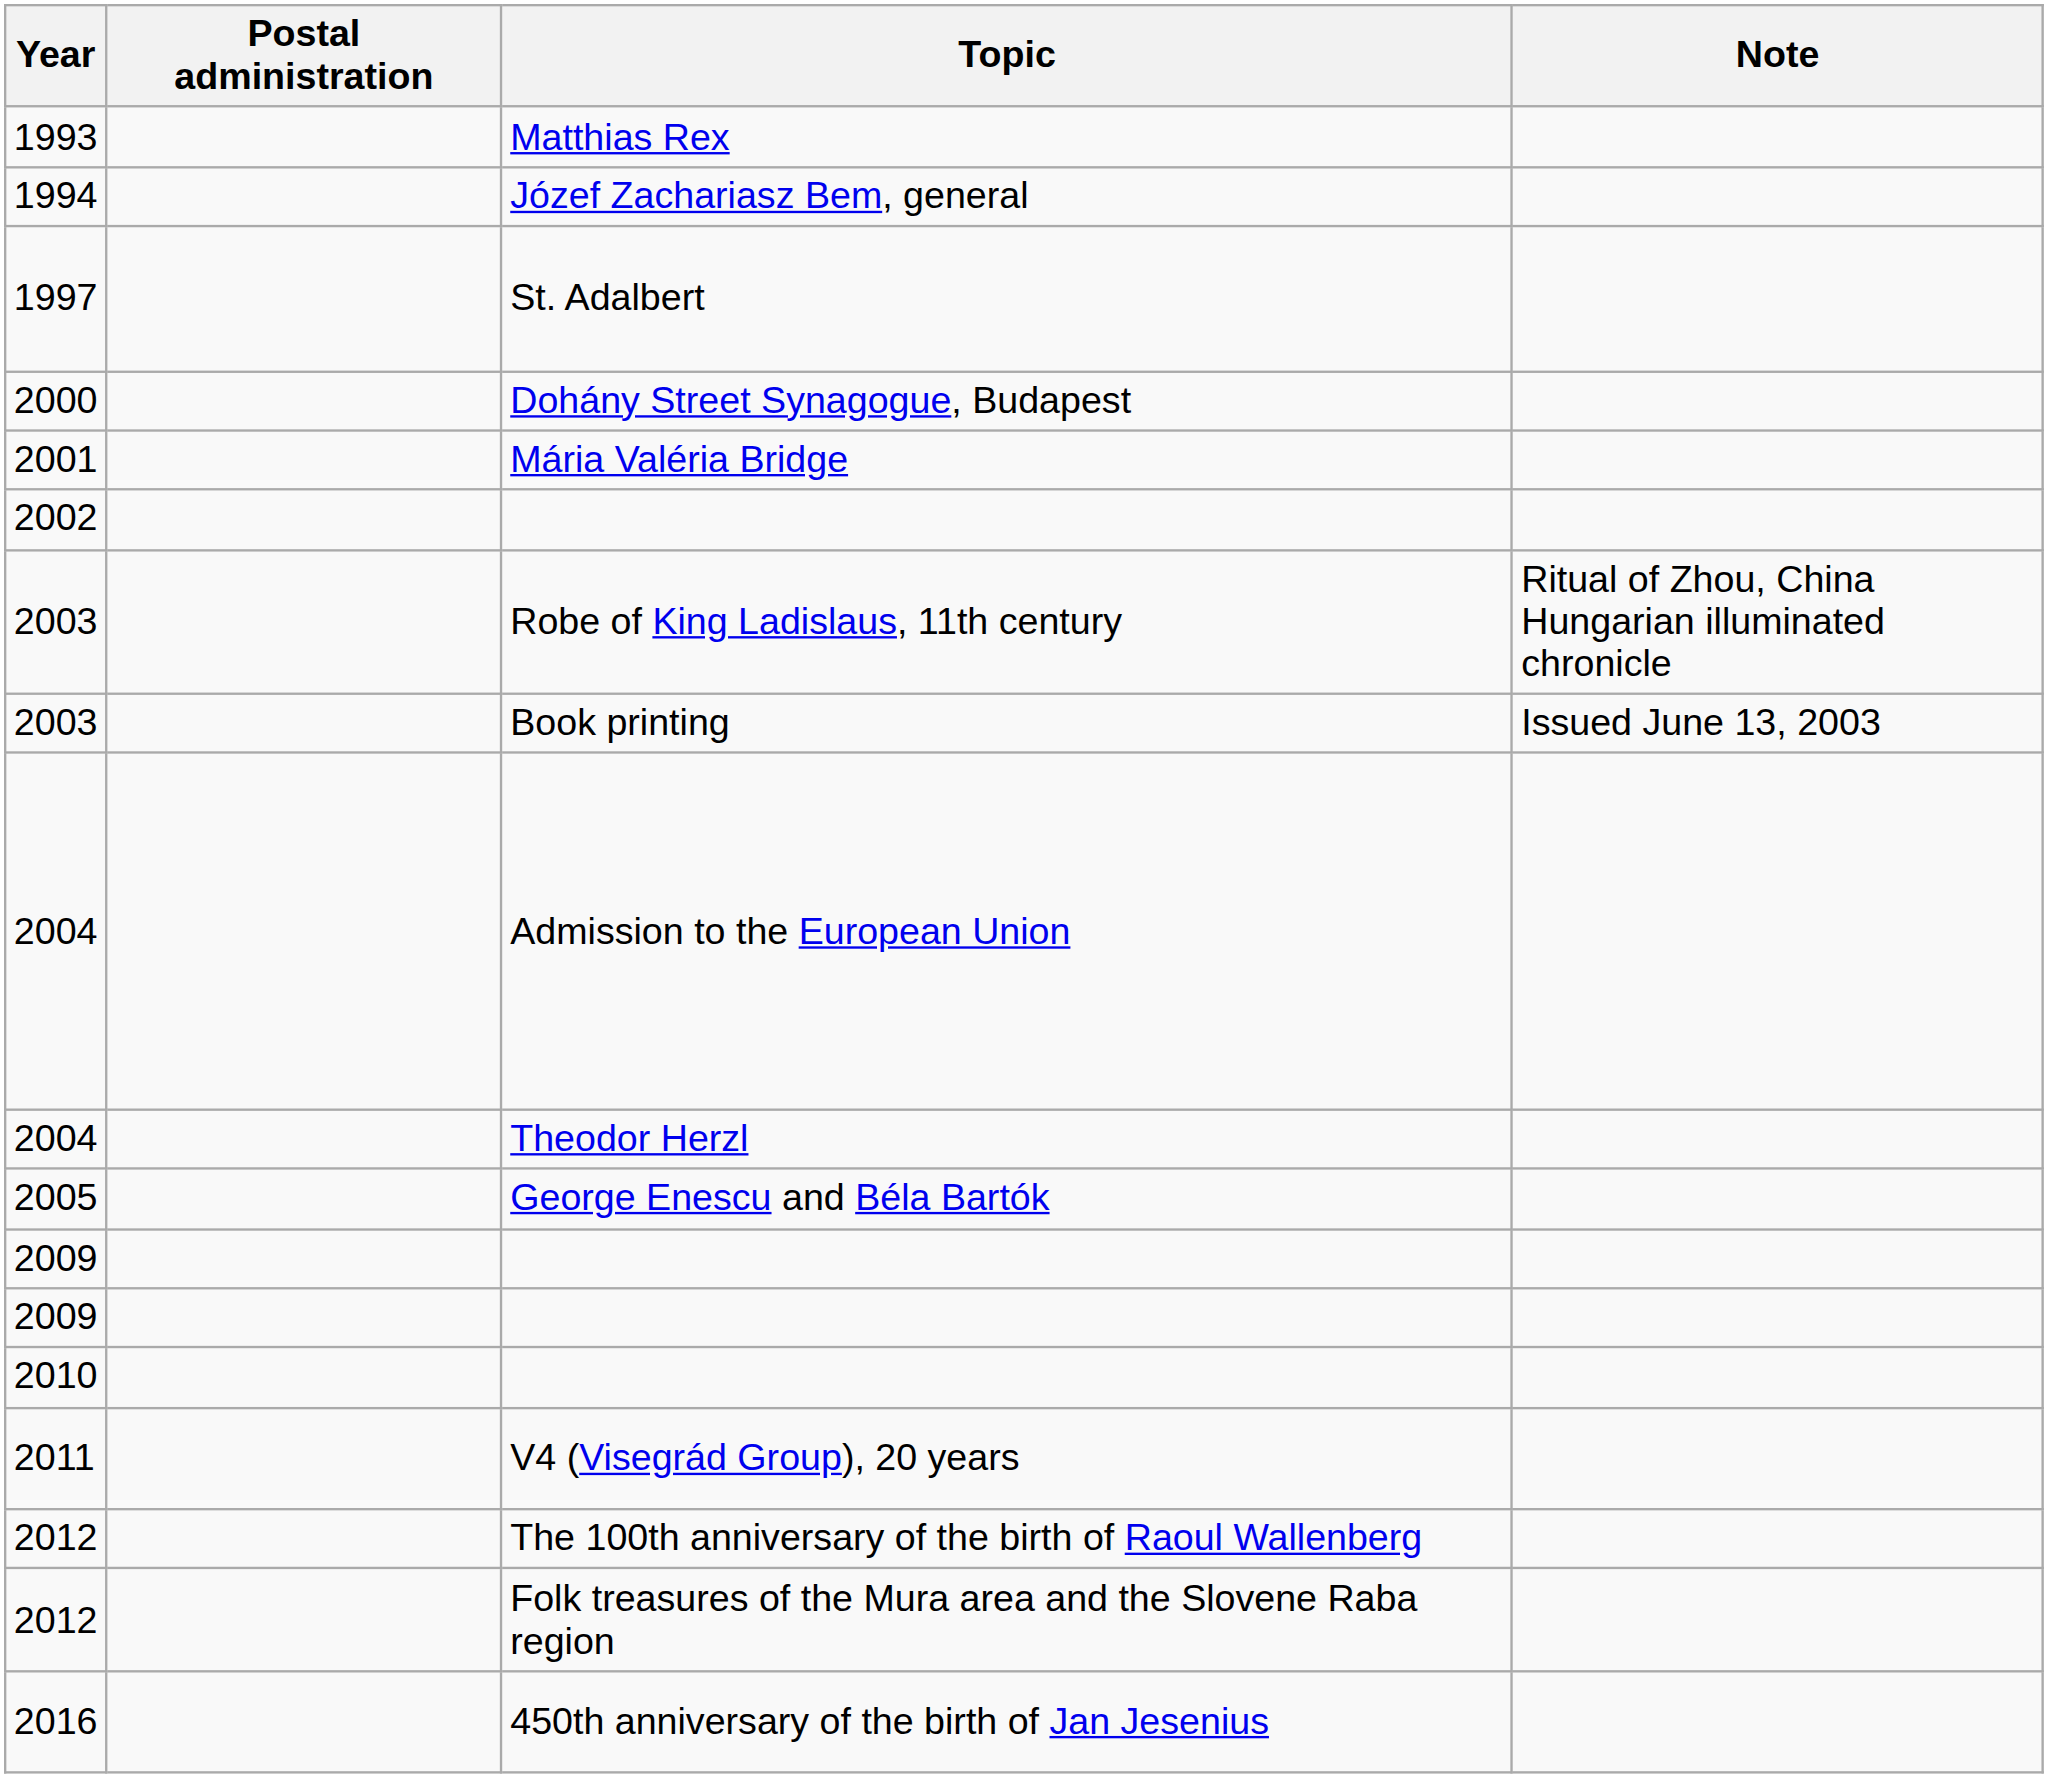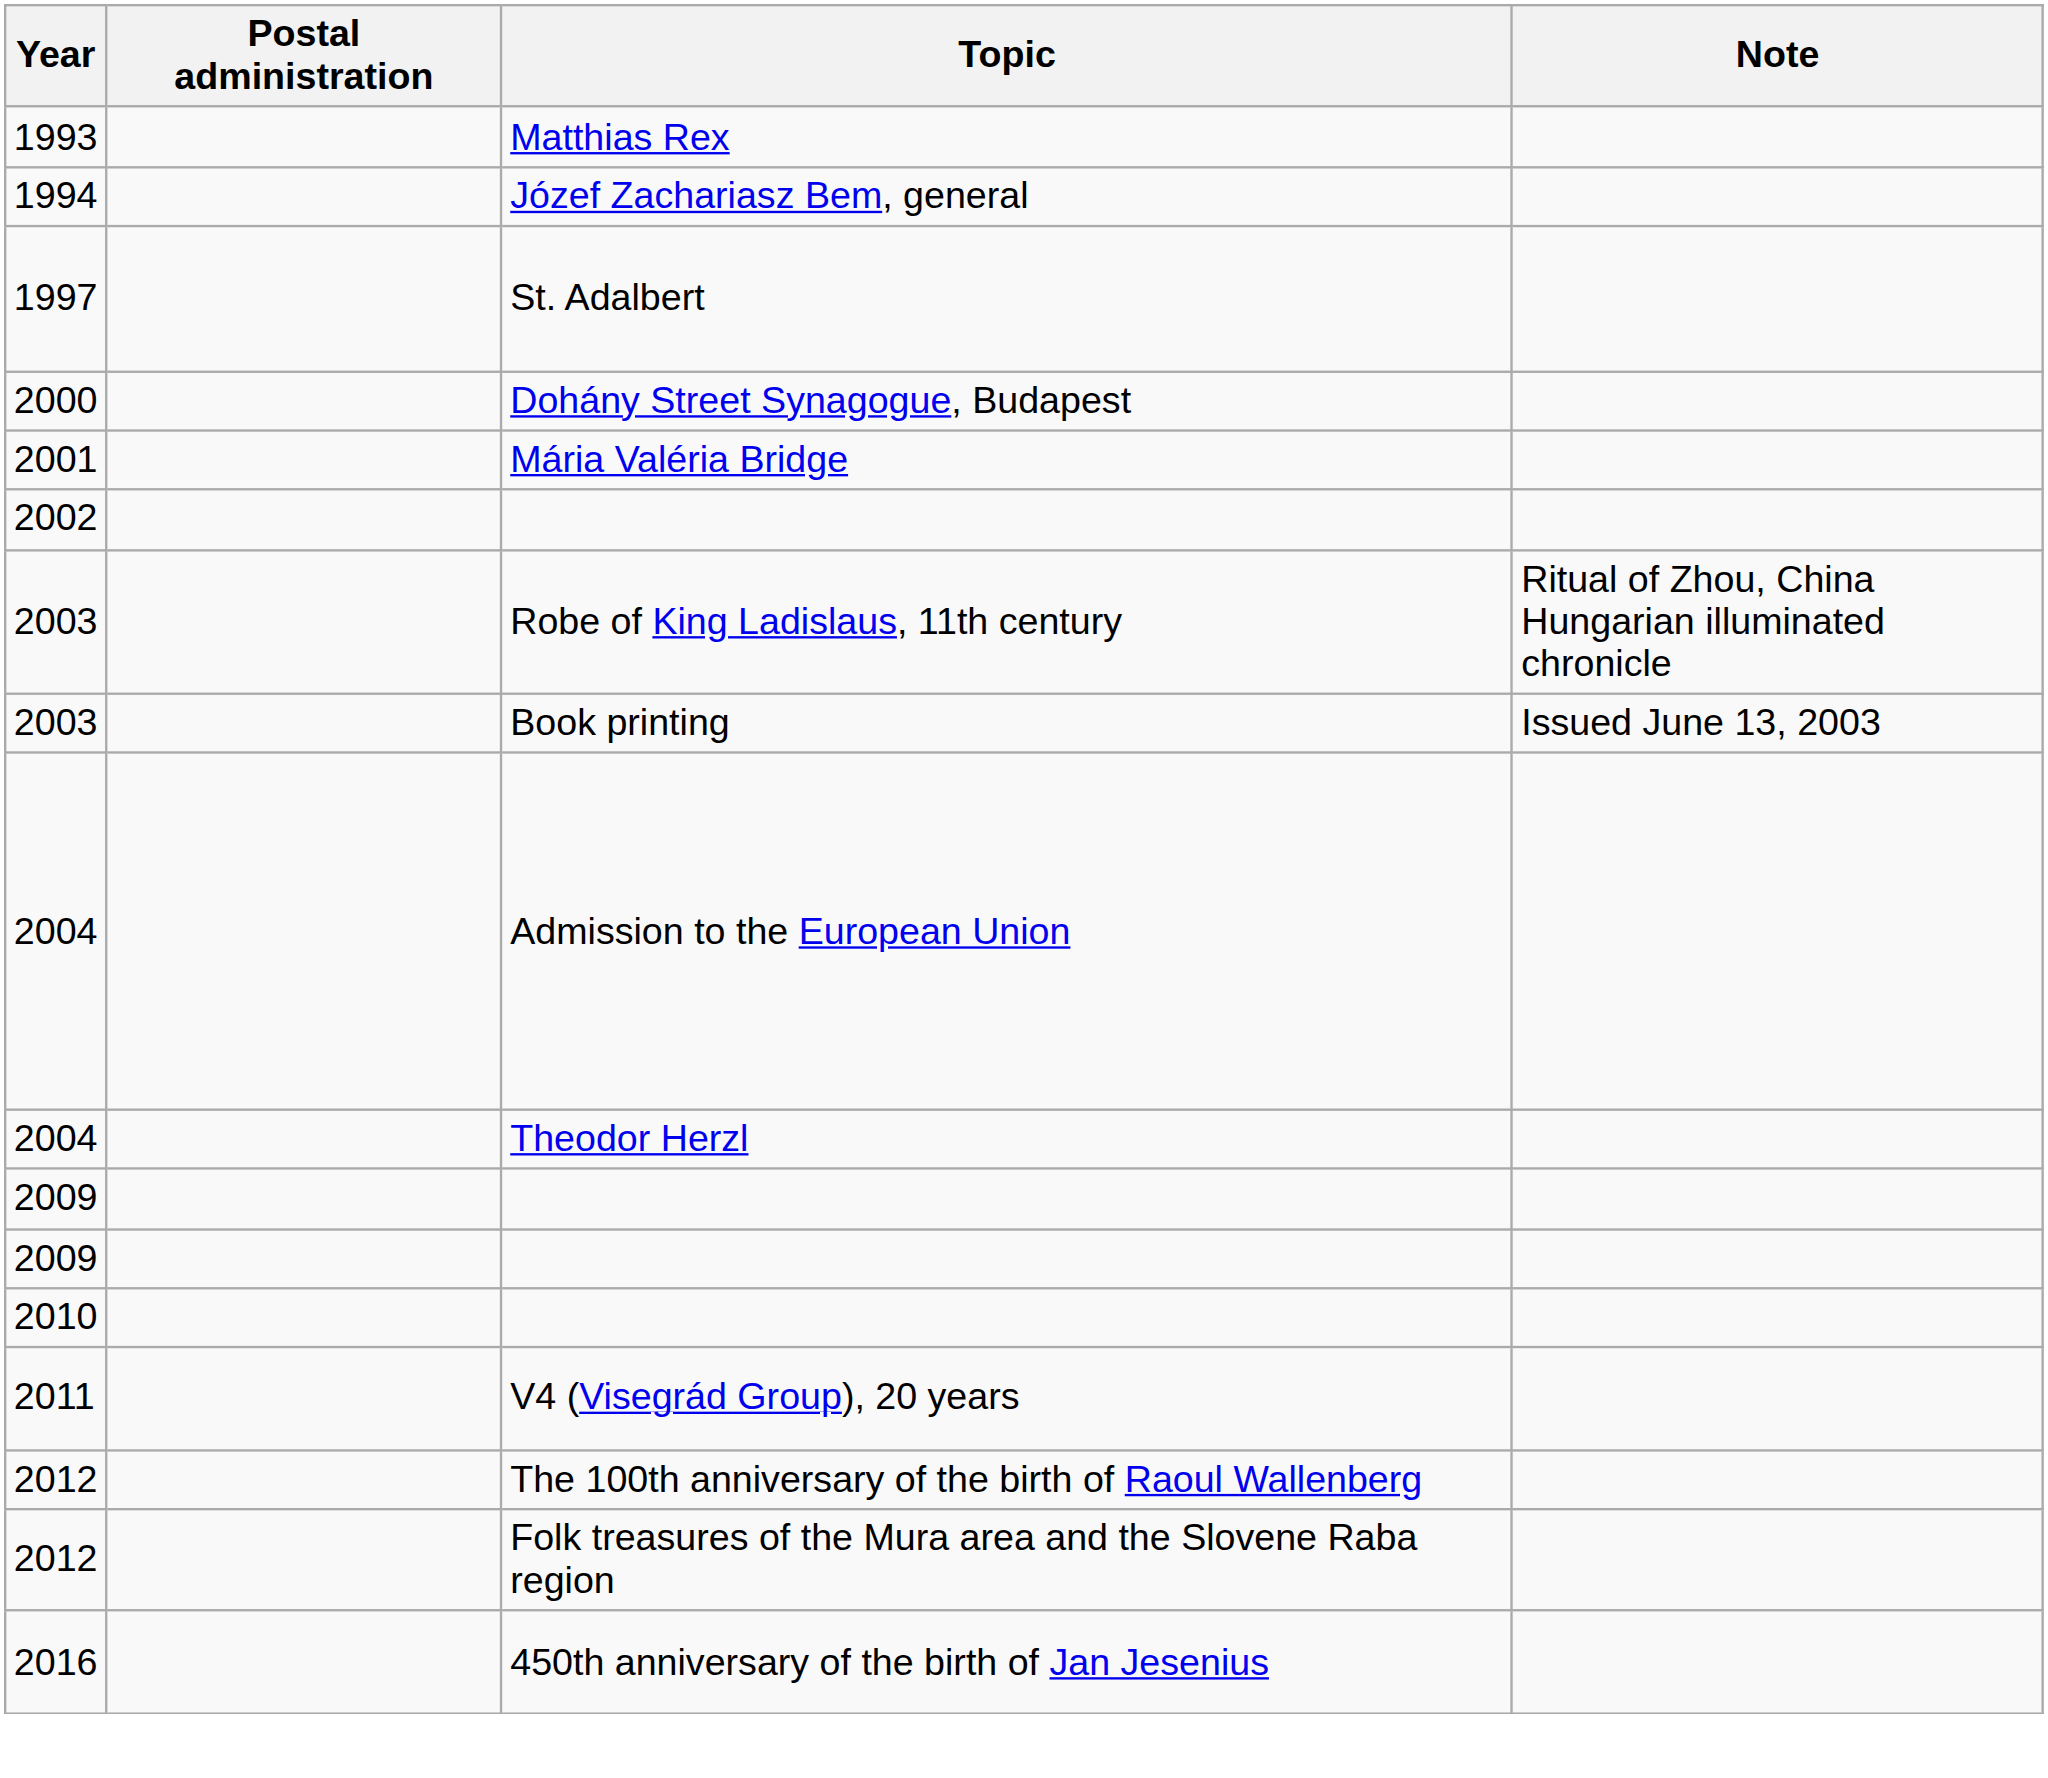- row: (56, 1197)
